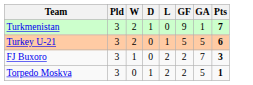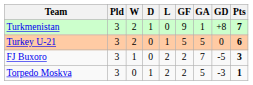+ column: (221, 12)
